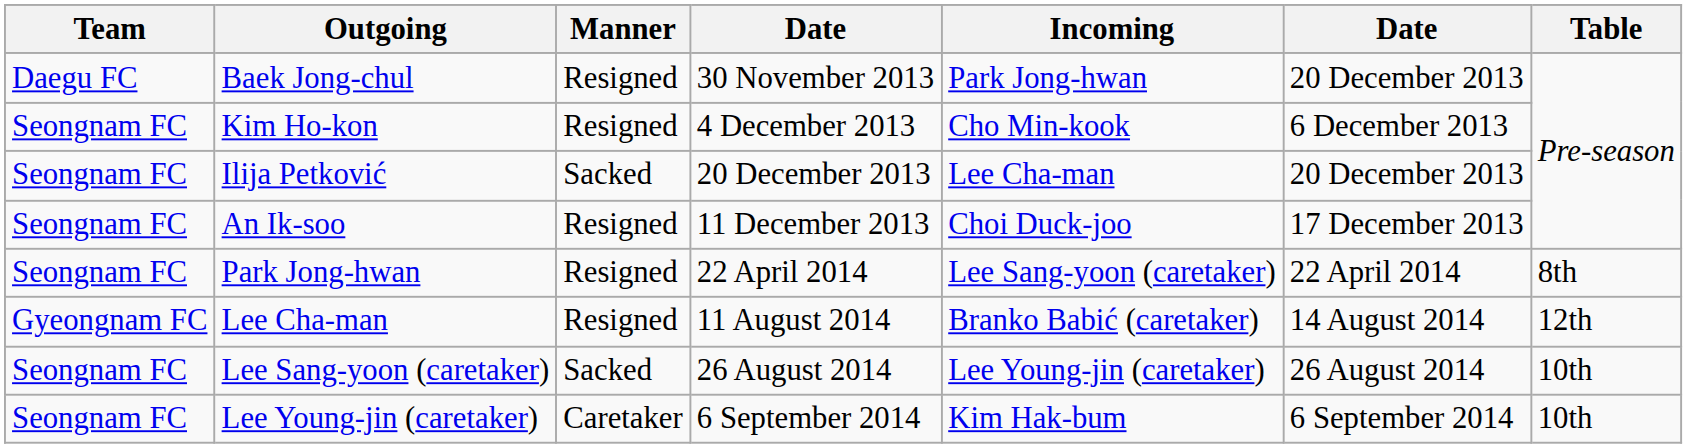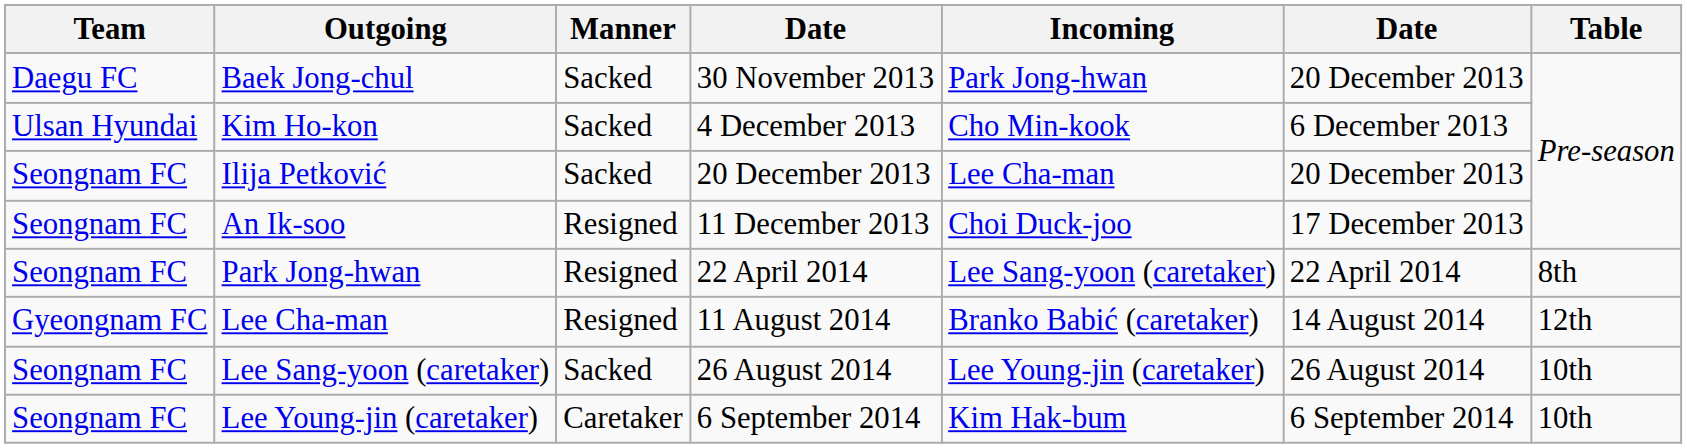(620, 77) Resigned -> (608, 77) Sacked
(100, 126) Seongnam FC -> (105, 126) Ulsan Hyundai
(620, 126) Resigned -> (608, 126) Sacked
